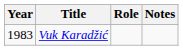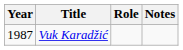(20, 34) 1983 -> (20, 34) 1987
